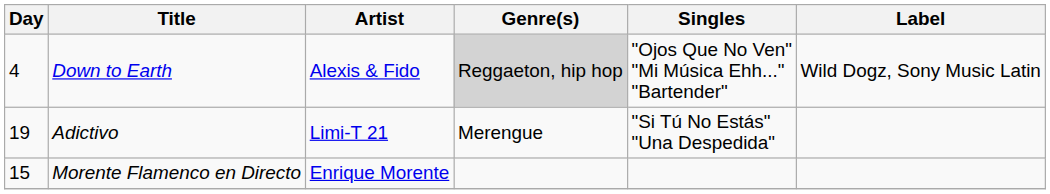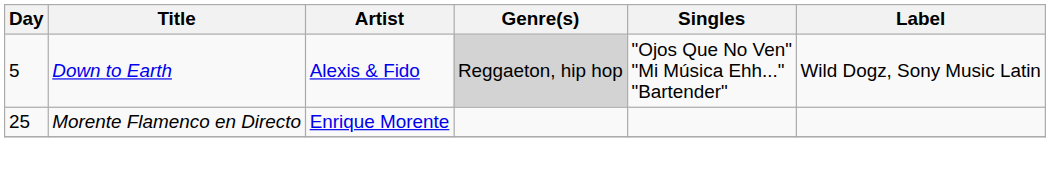(14, 70) 4 -> (14, 70) 5
- row: (85, 132)
(19, 173) 15 -> (19, 121) 25
